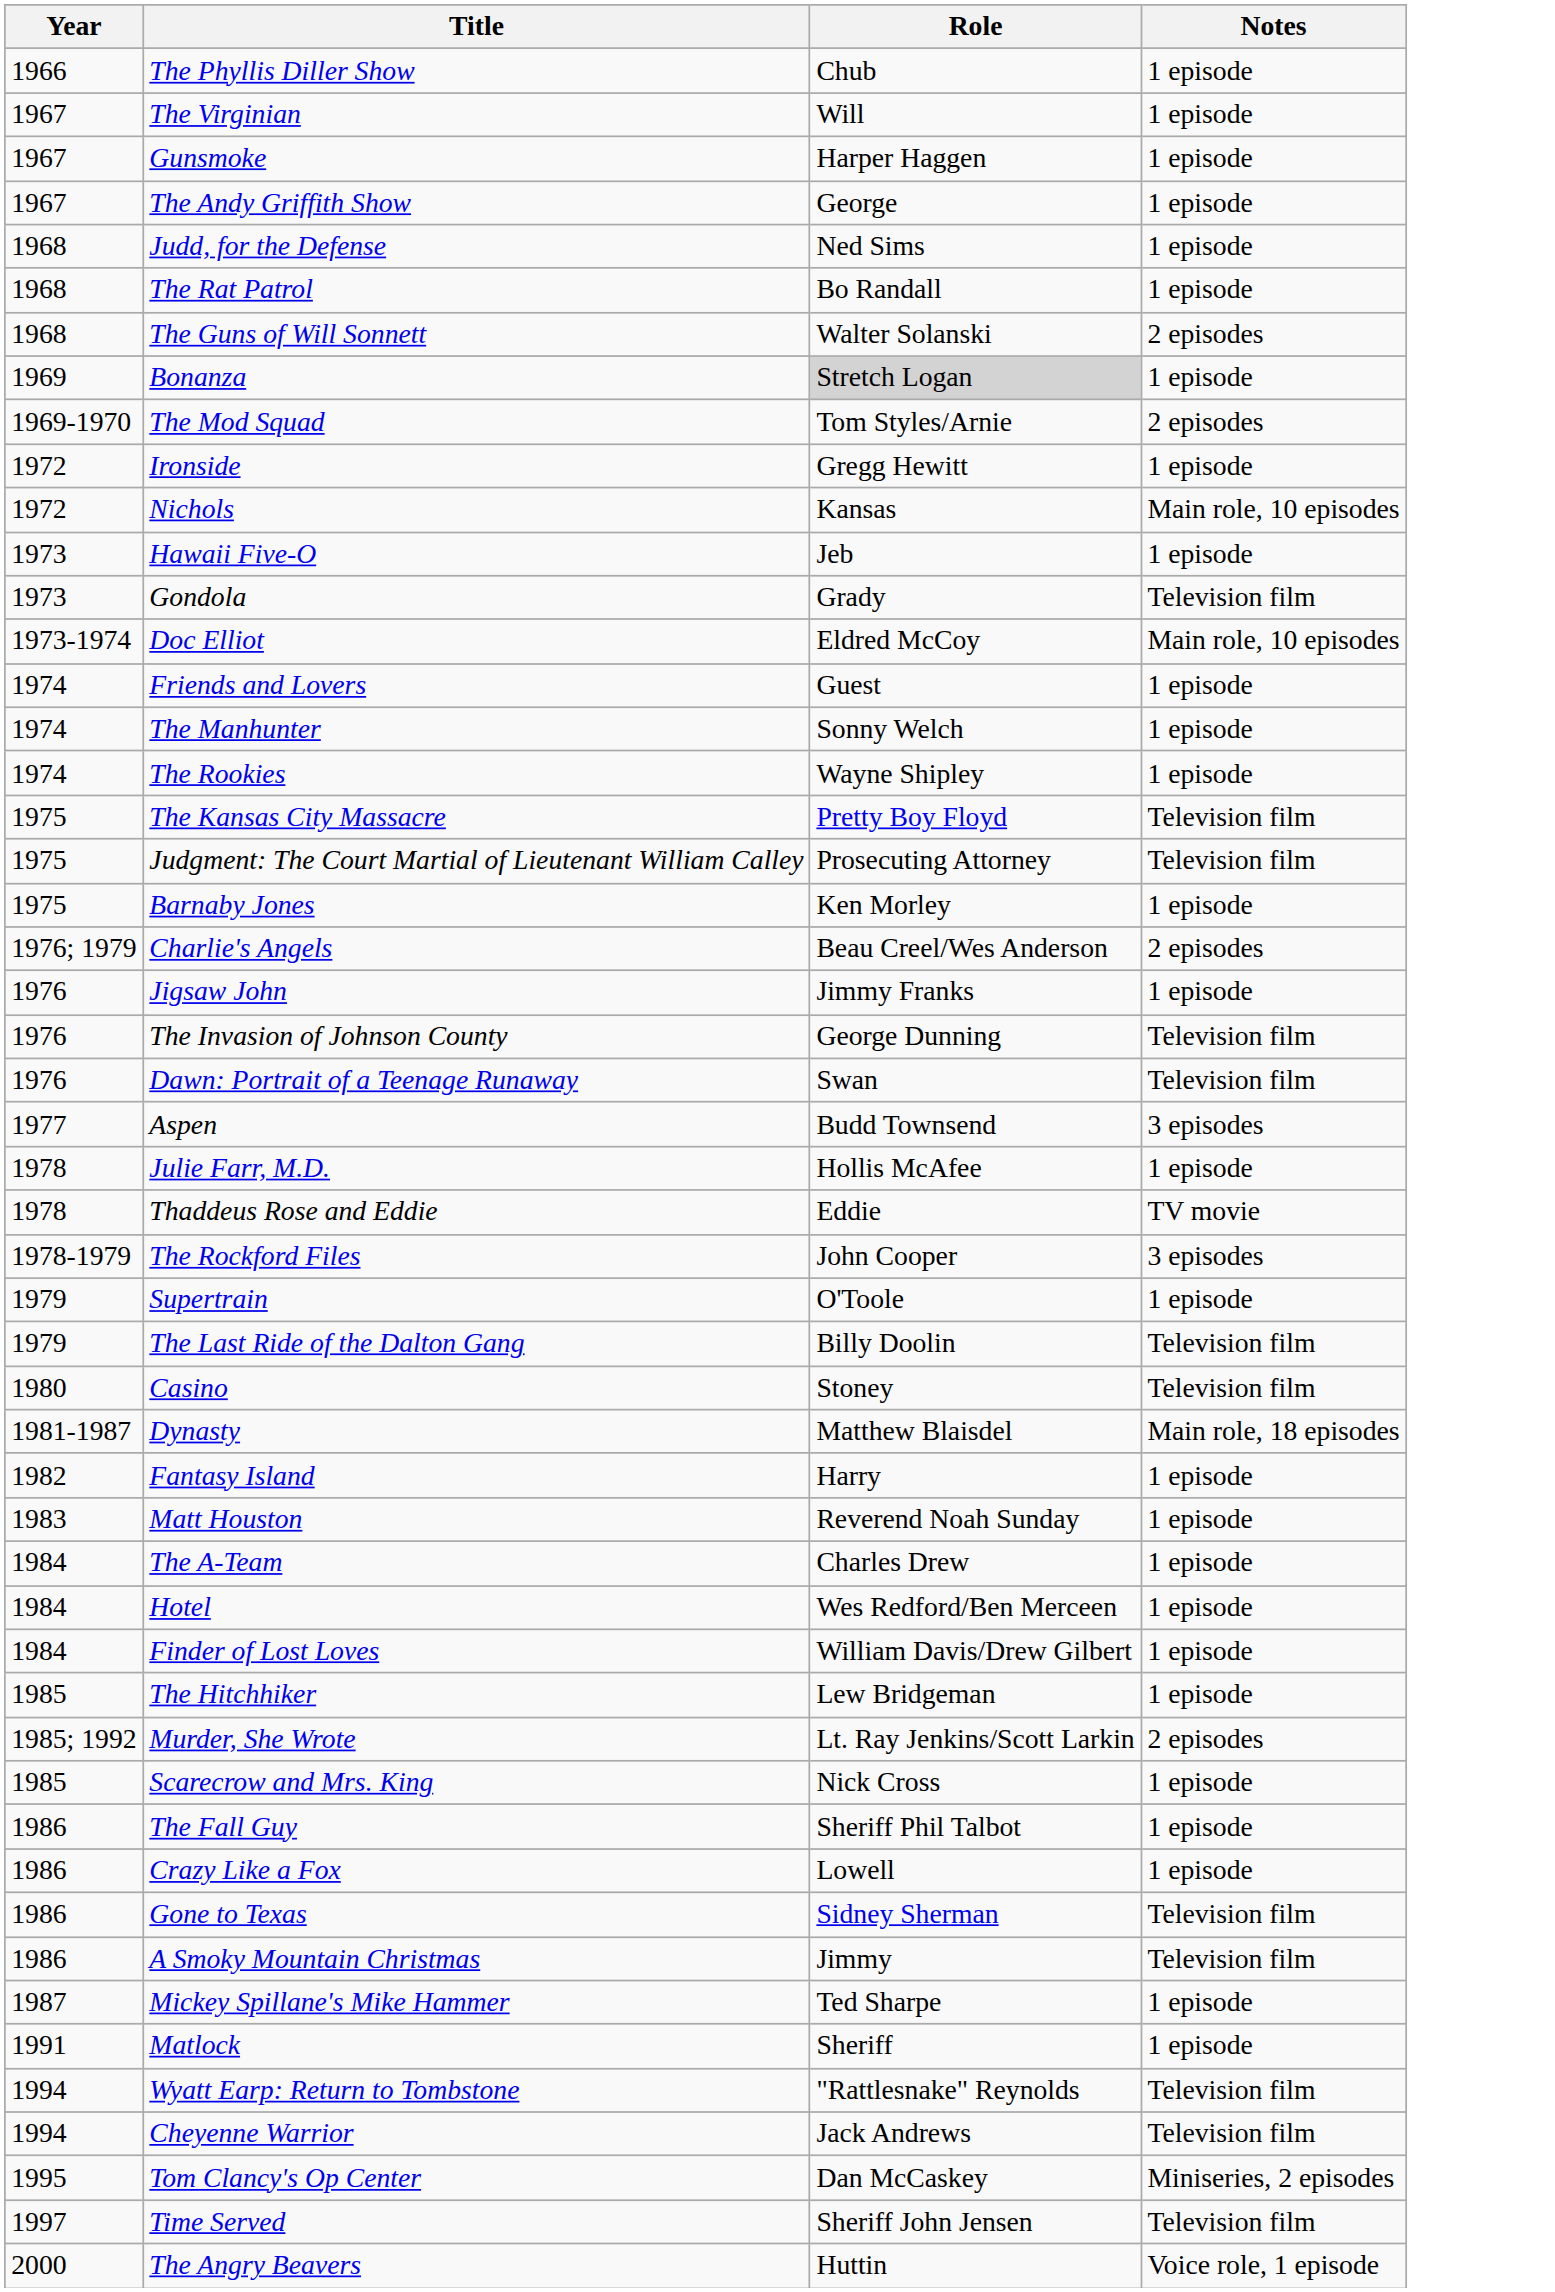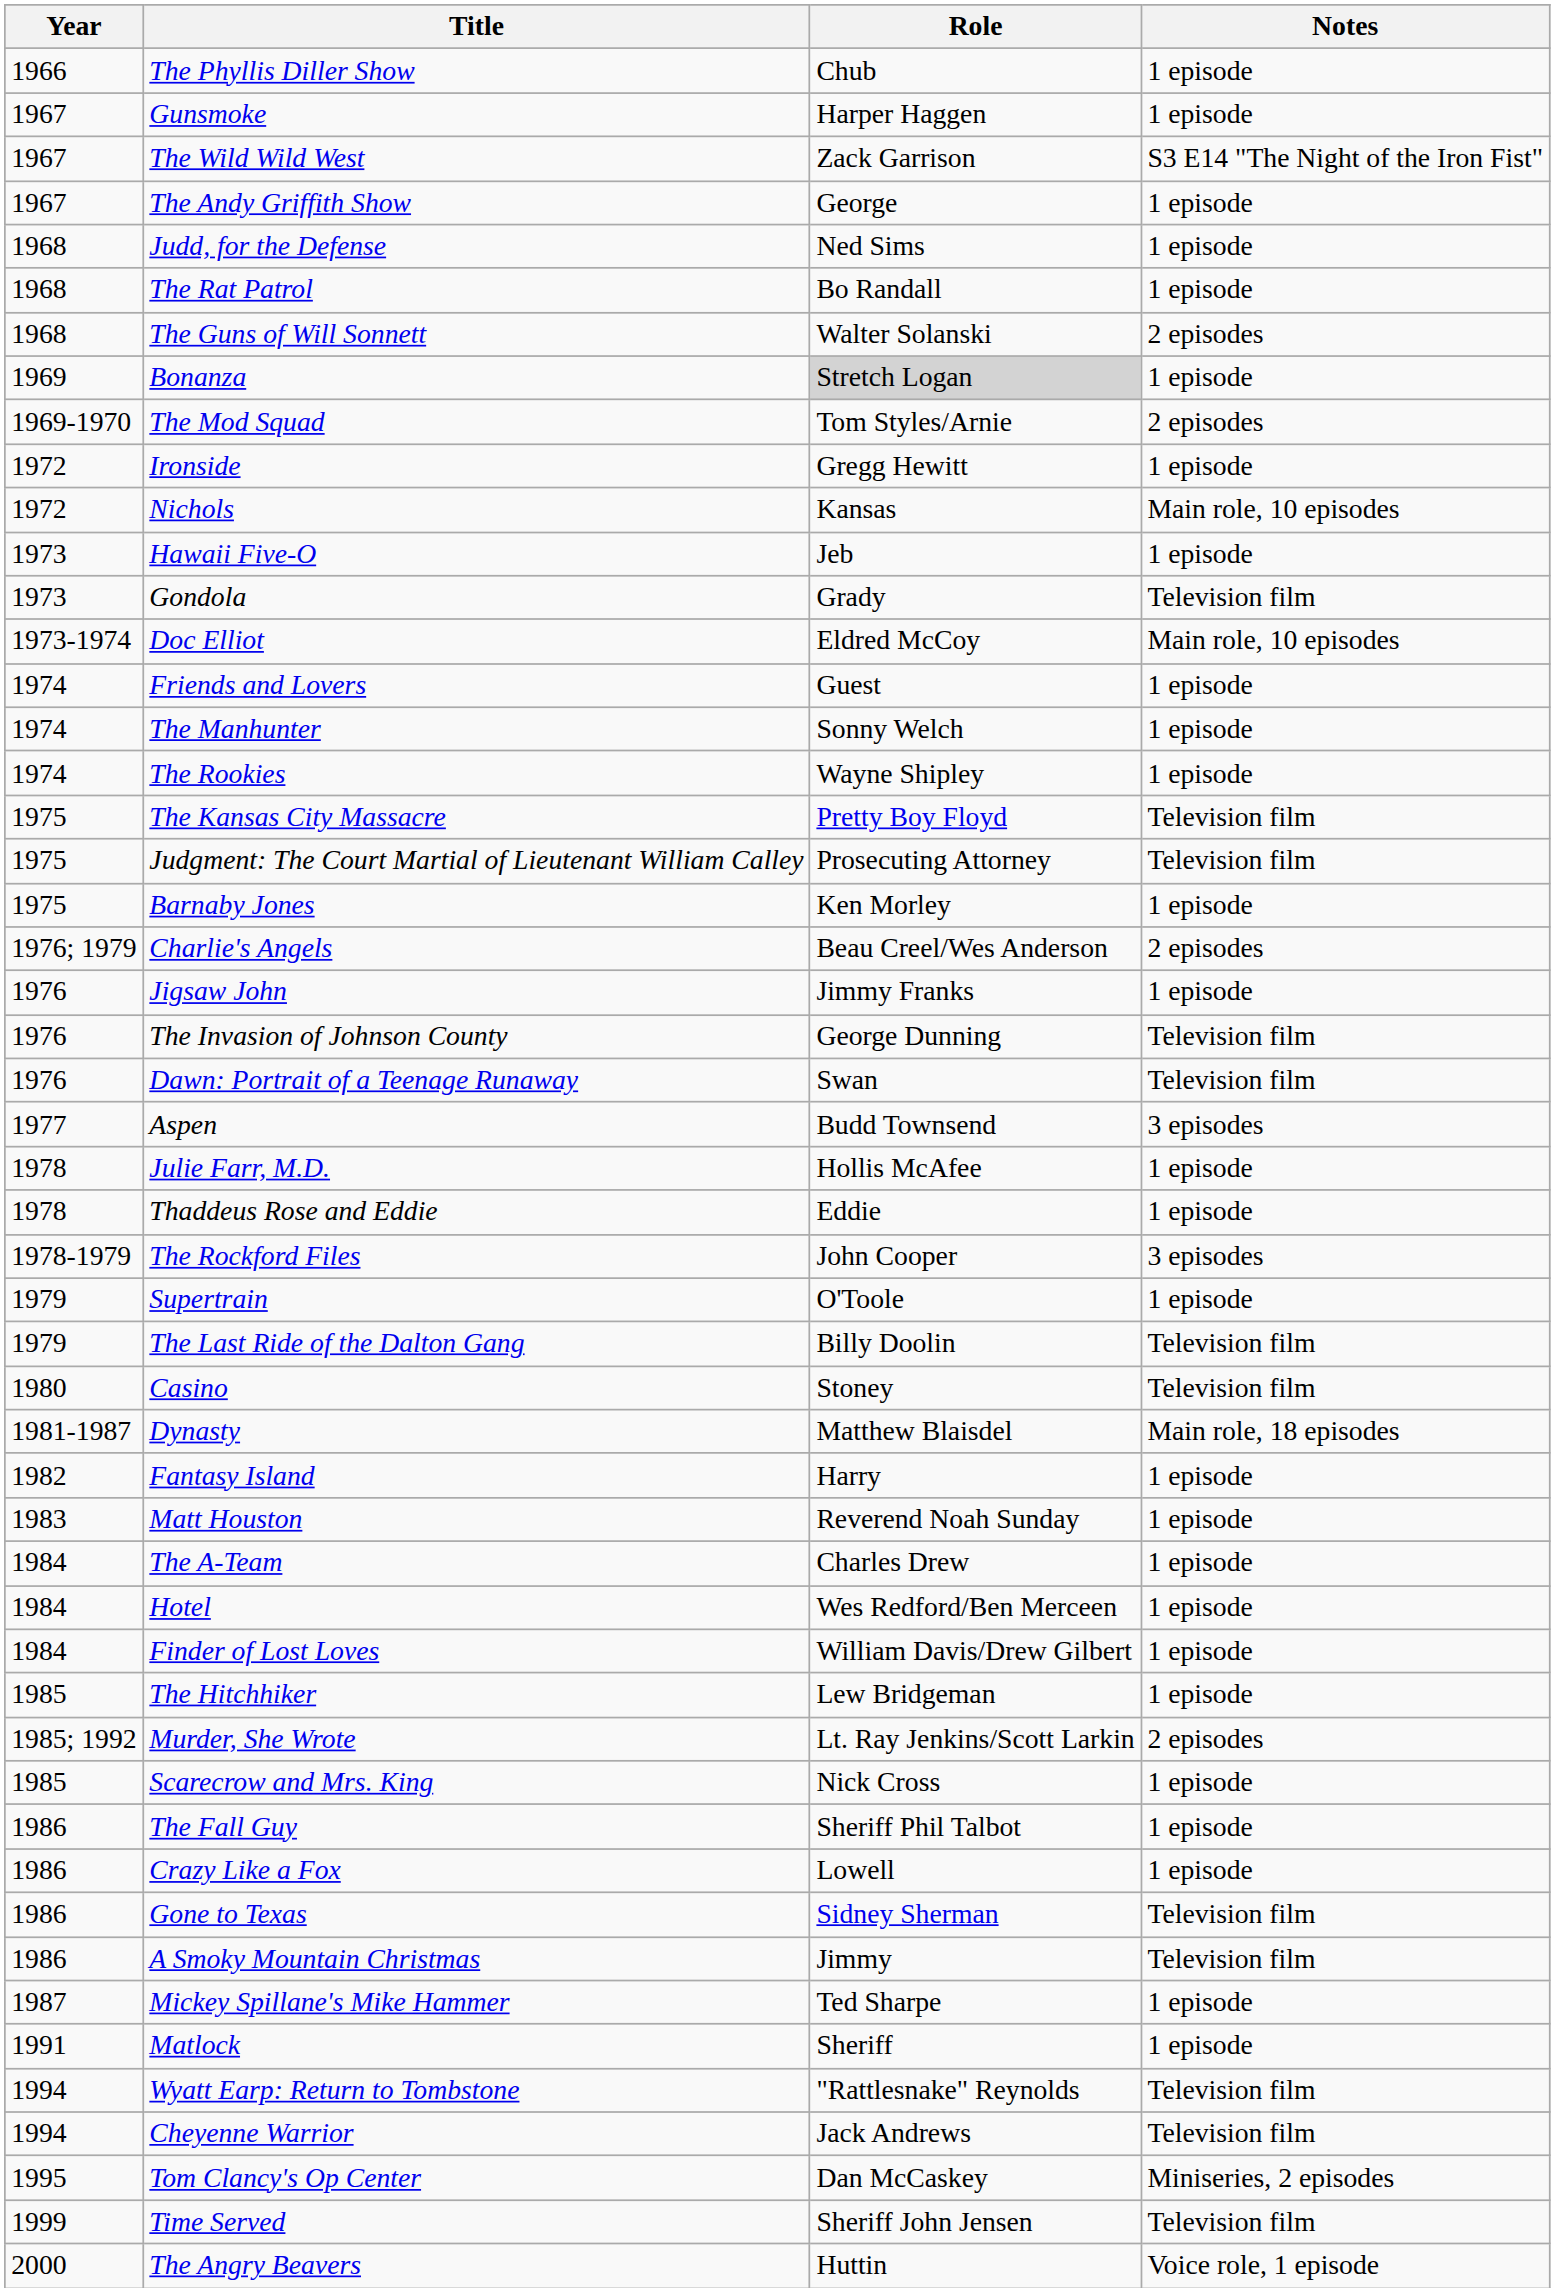- row: (225, 114)
+ row: (257, 158)
(1204, 1211) TV movie -> (1200, 1211) 1 episode
(39, 2221) 1997 -> (39, 2221) 1999
